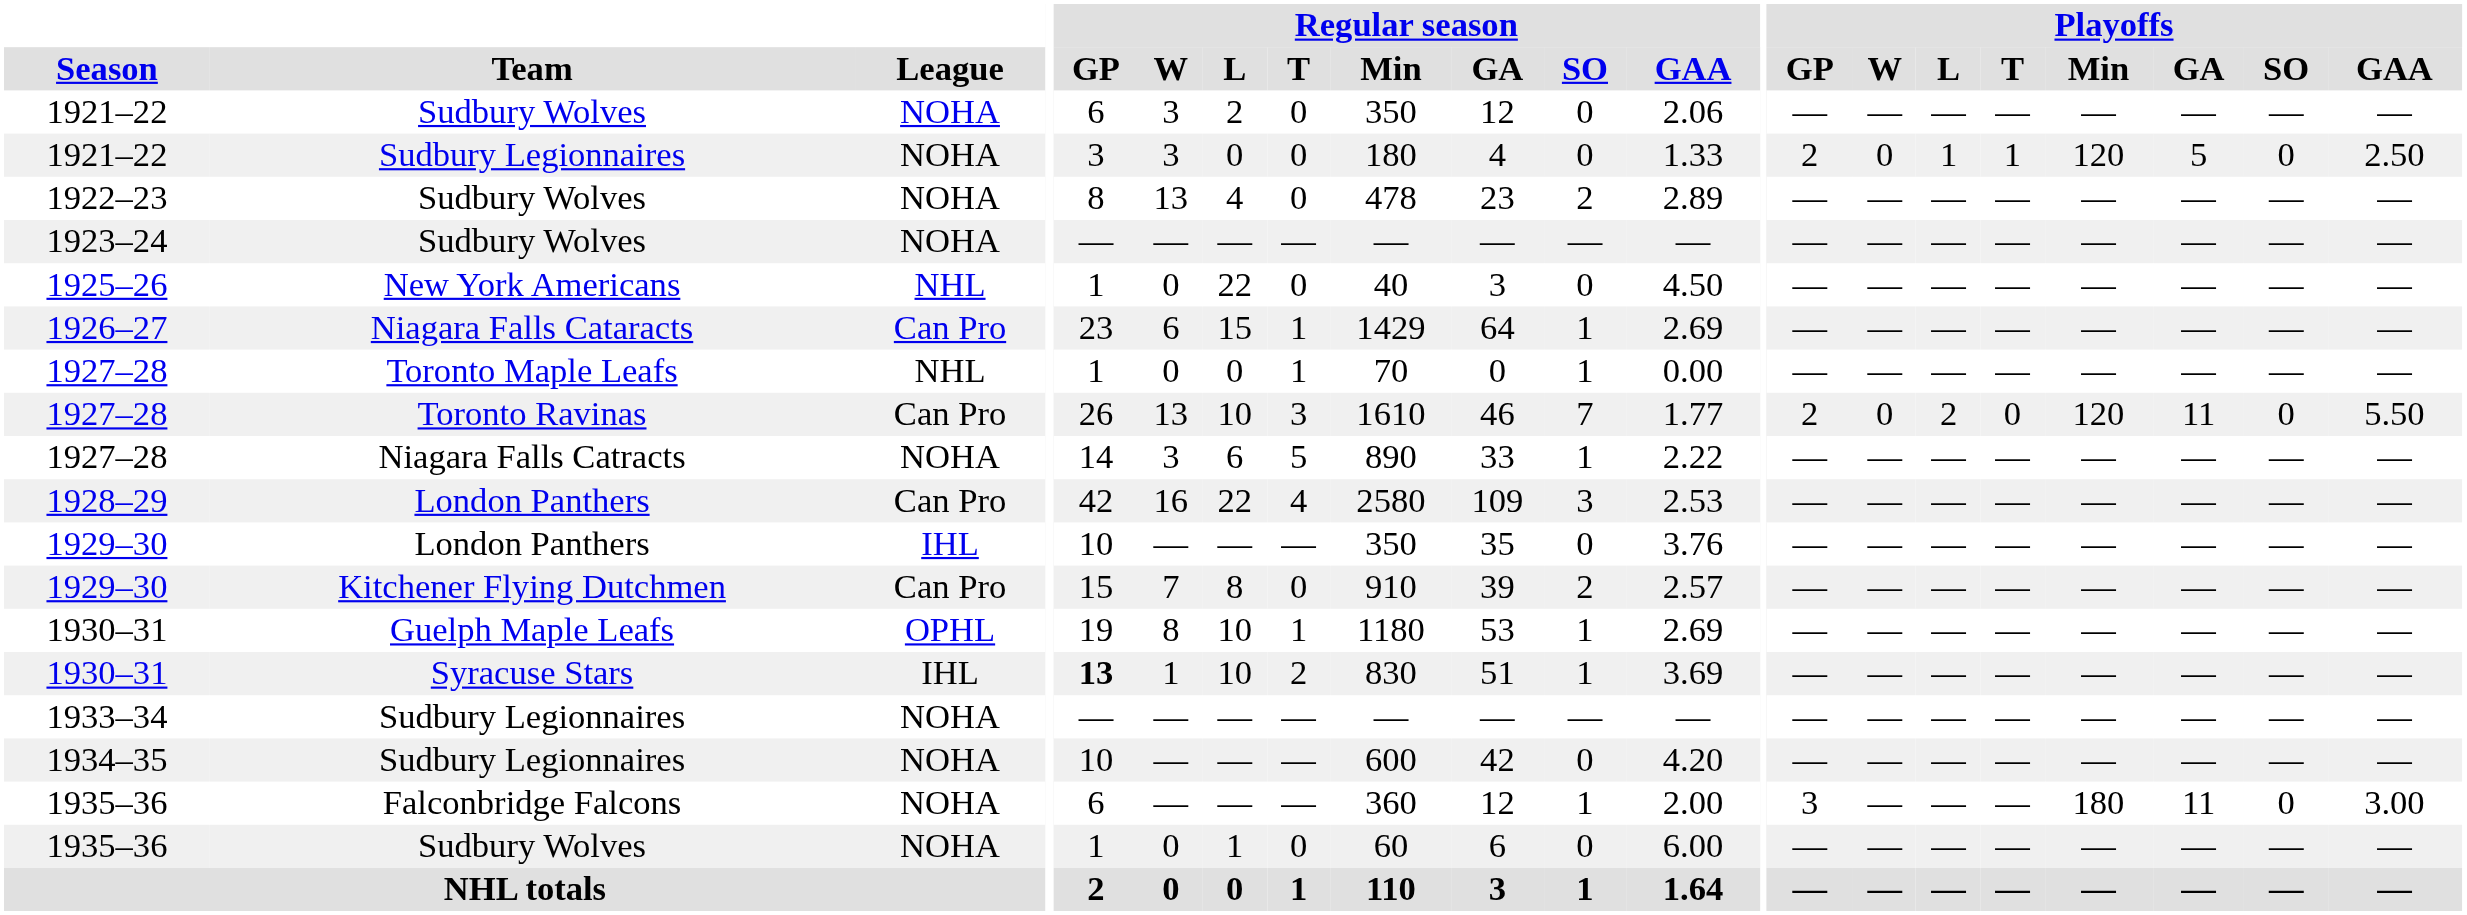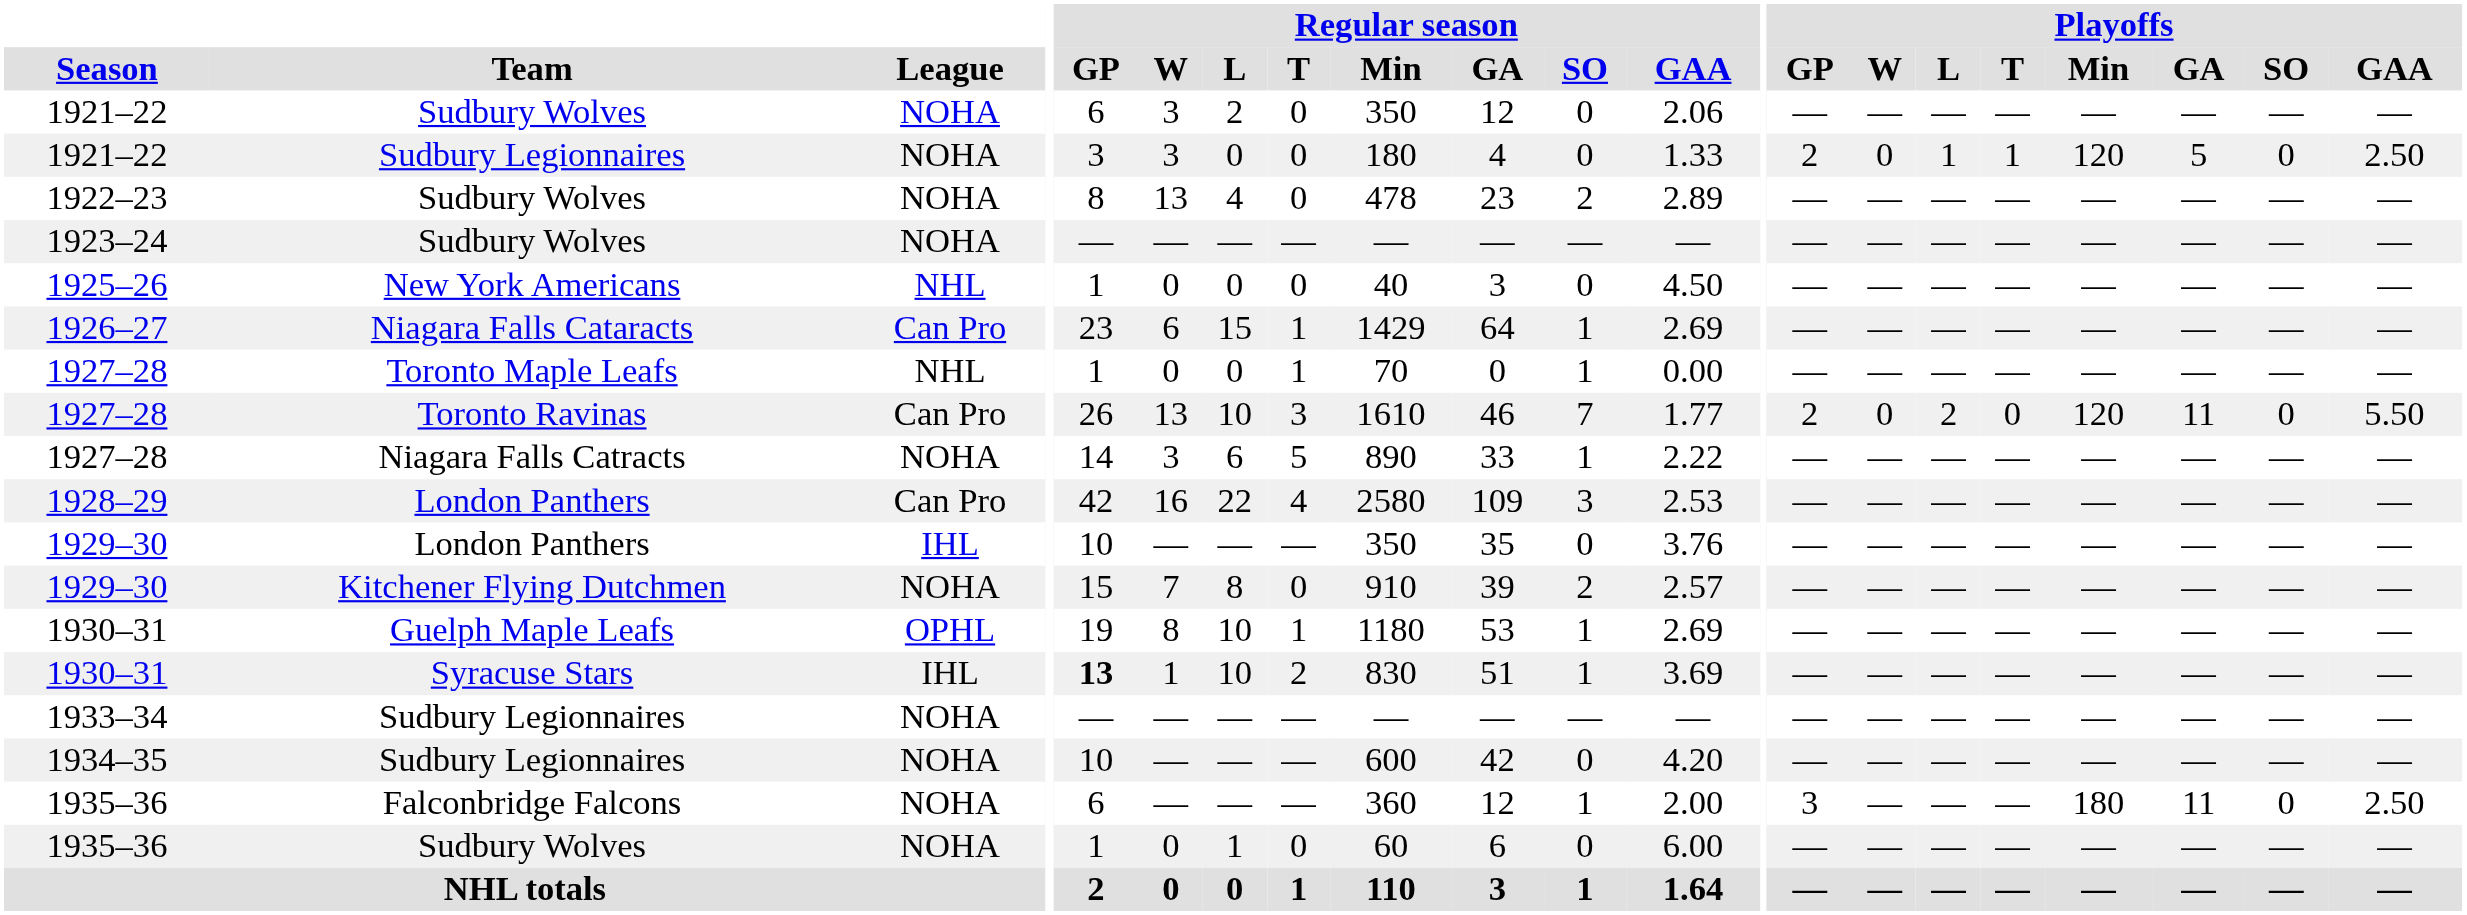(1235, 284) 22 -> (1235, 284) 0
(950, 586) Can Pro -> (950, 586) NOHA
(2394, 802) 3.00 -> (2394, 802) 2.50
